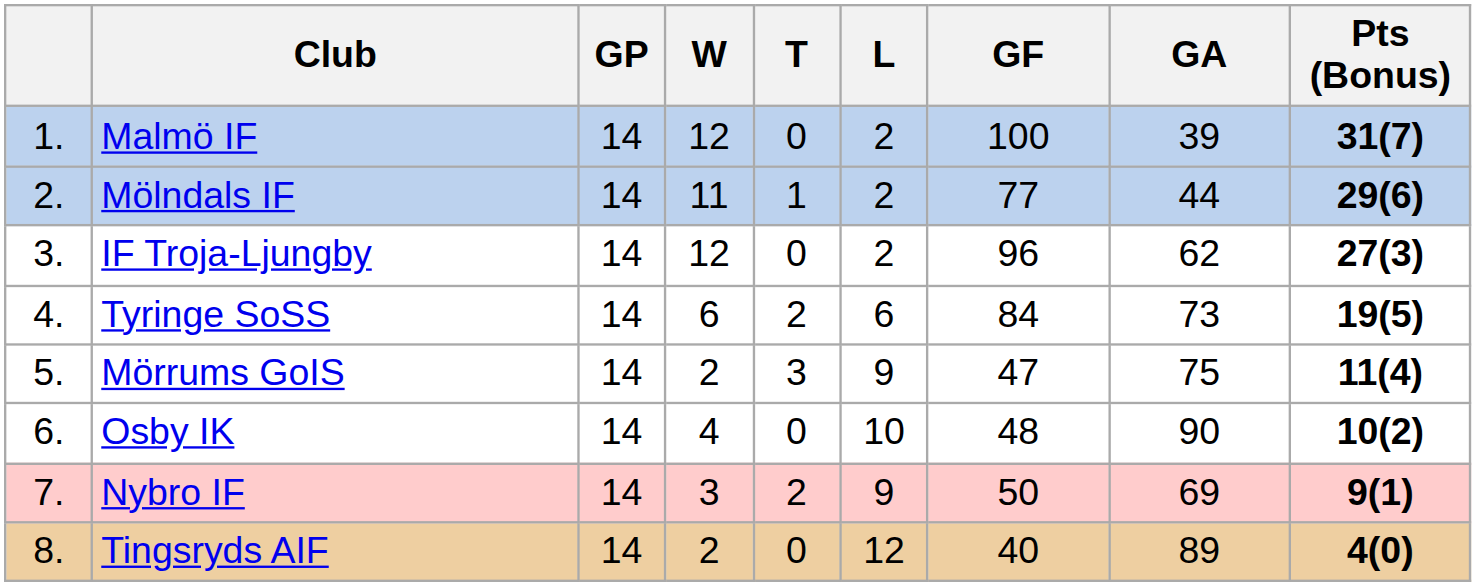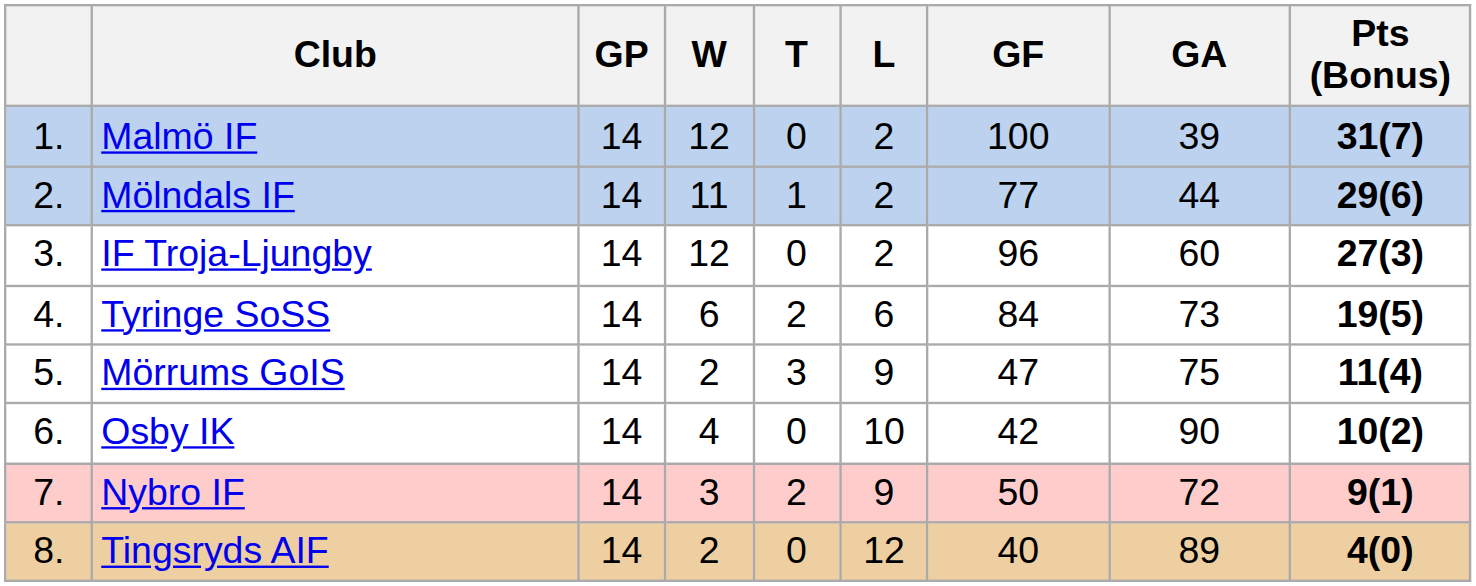(1199, 254) 62 -> (1199, 254) 60
(1018, 432) 48 -> (1018, 432) 42
(1199, 491) 69 -> (1199, 491) 72
